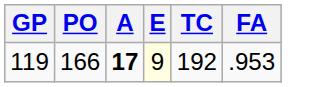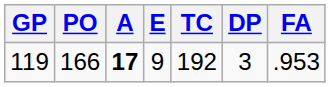+ column: (245, 23)
(158, 61) lightyellow background -> (158, 61) no background
